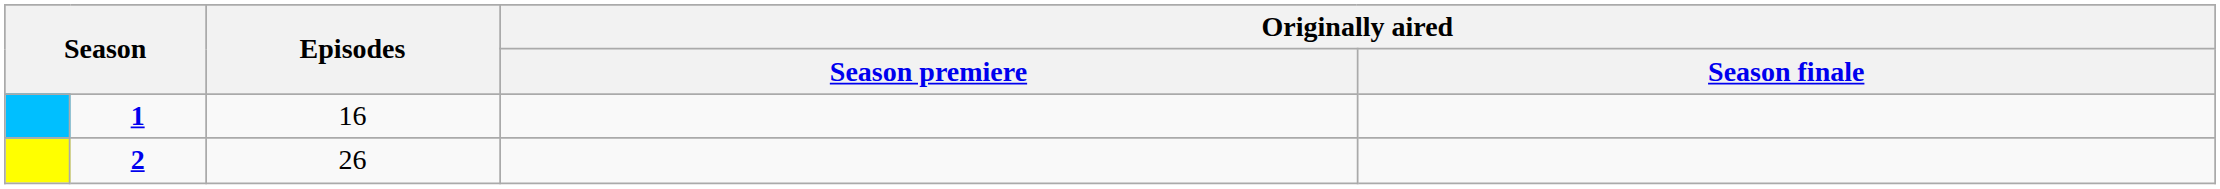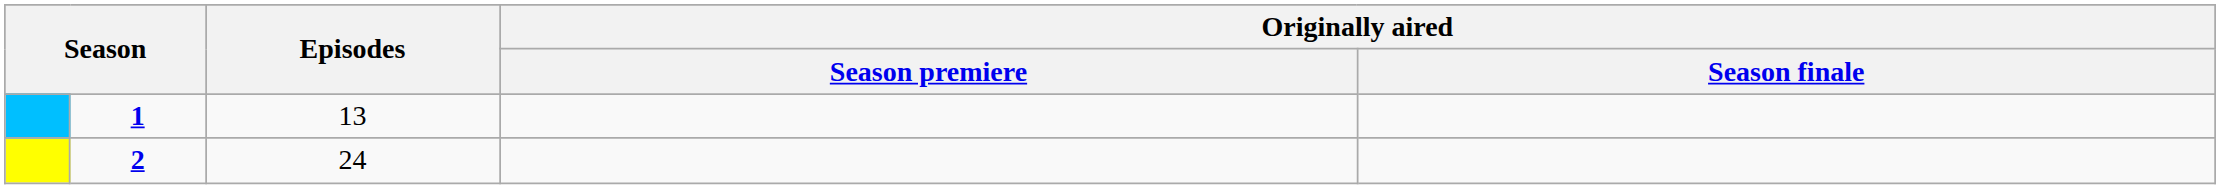(353, 115) 16 -> (353, 115) 13
(353, 159) 26 -> (353, 159) 24
